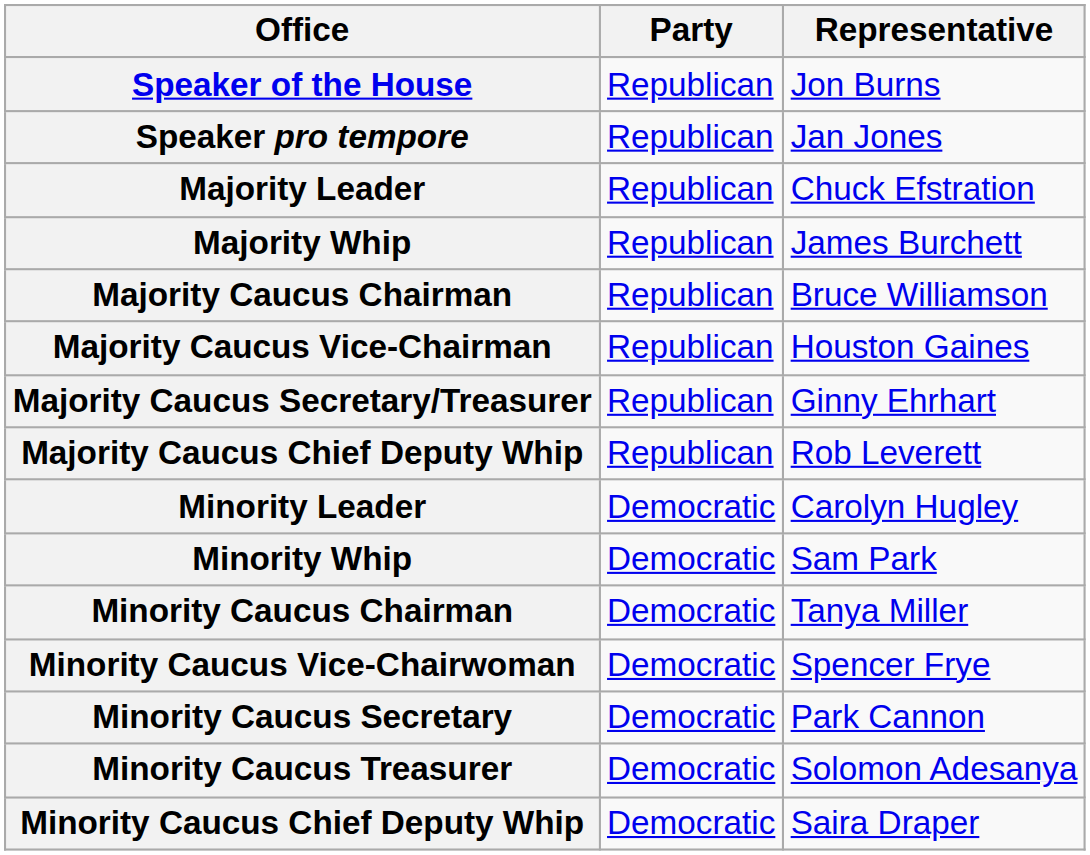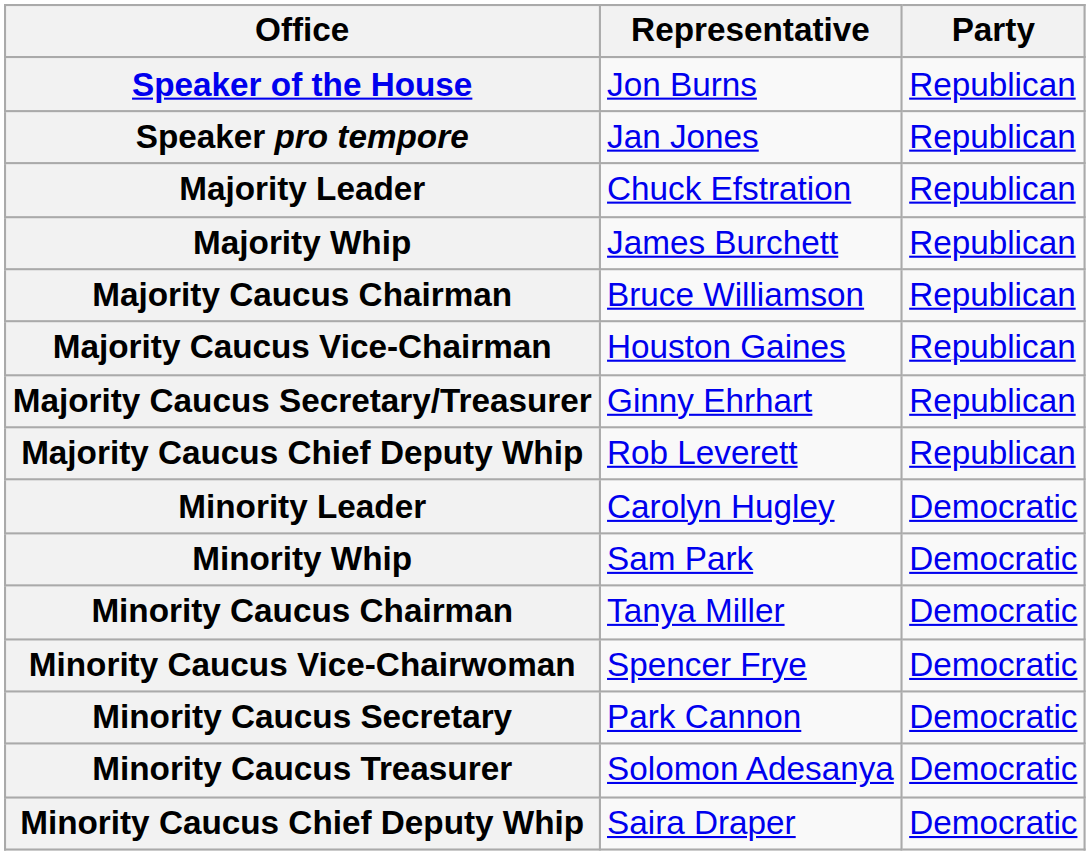columns swapped: (934, 30) <-> (691, 30)
